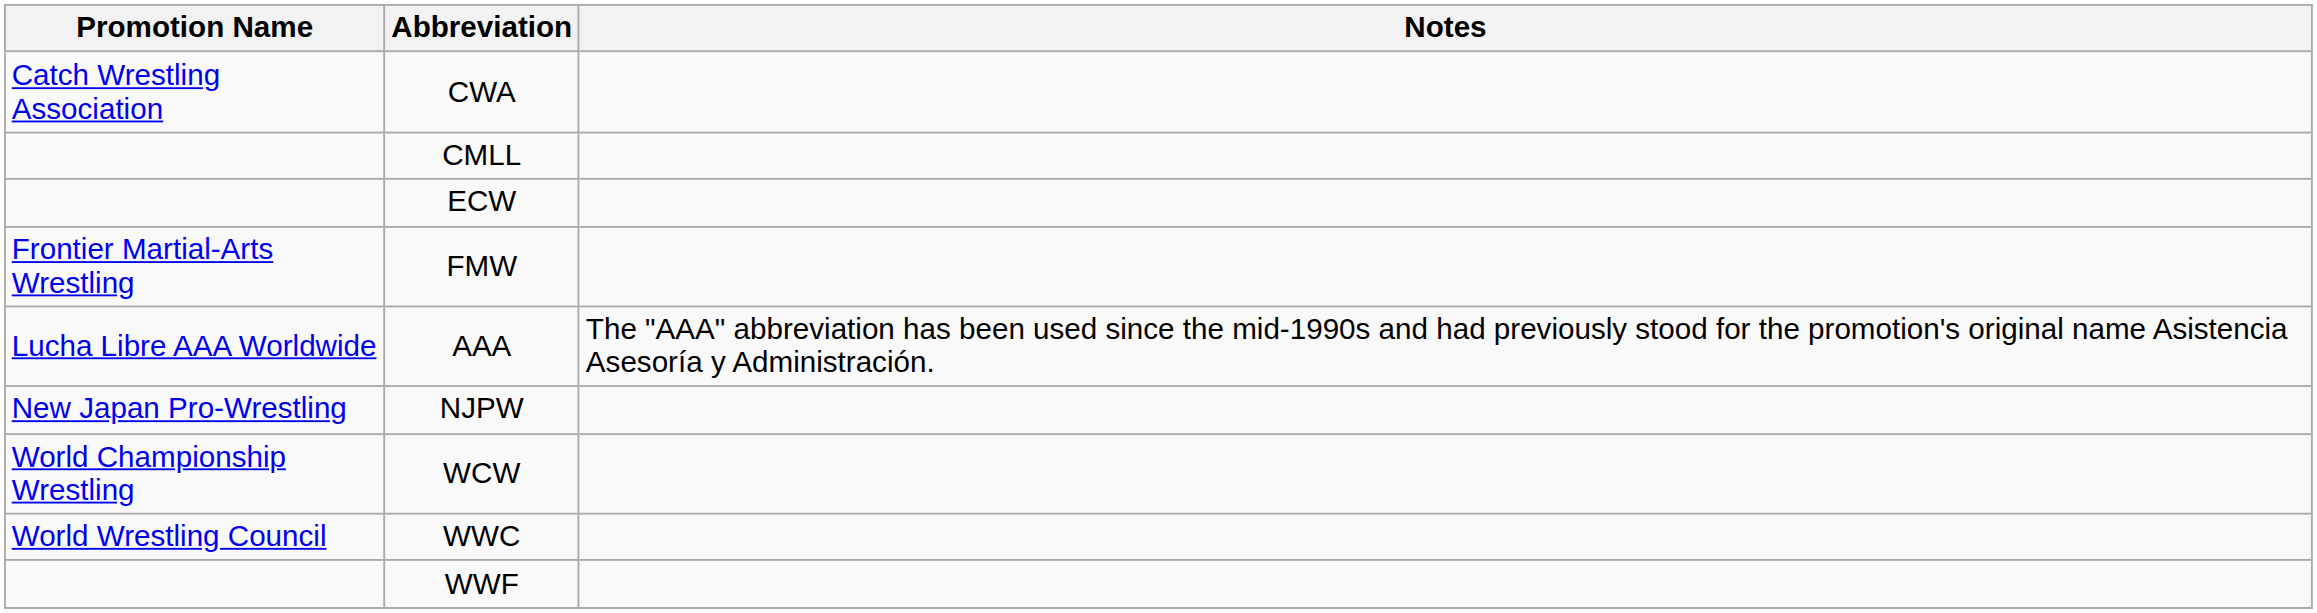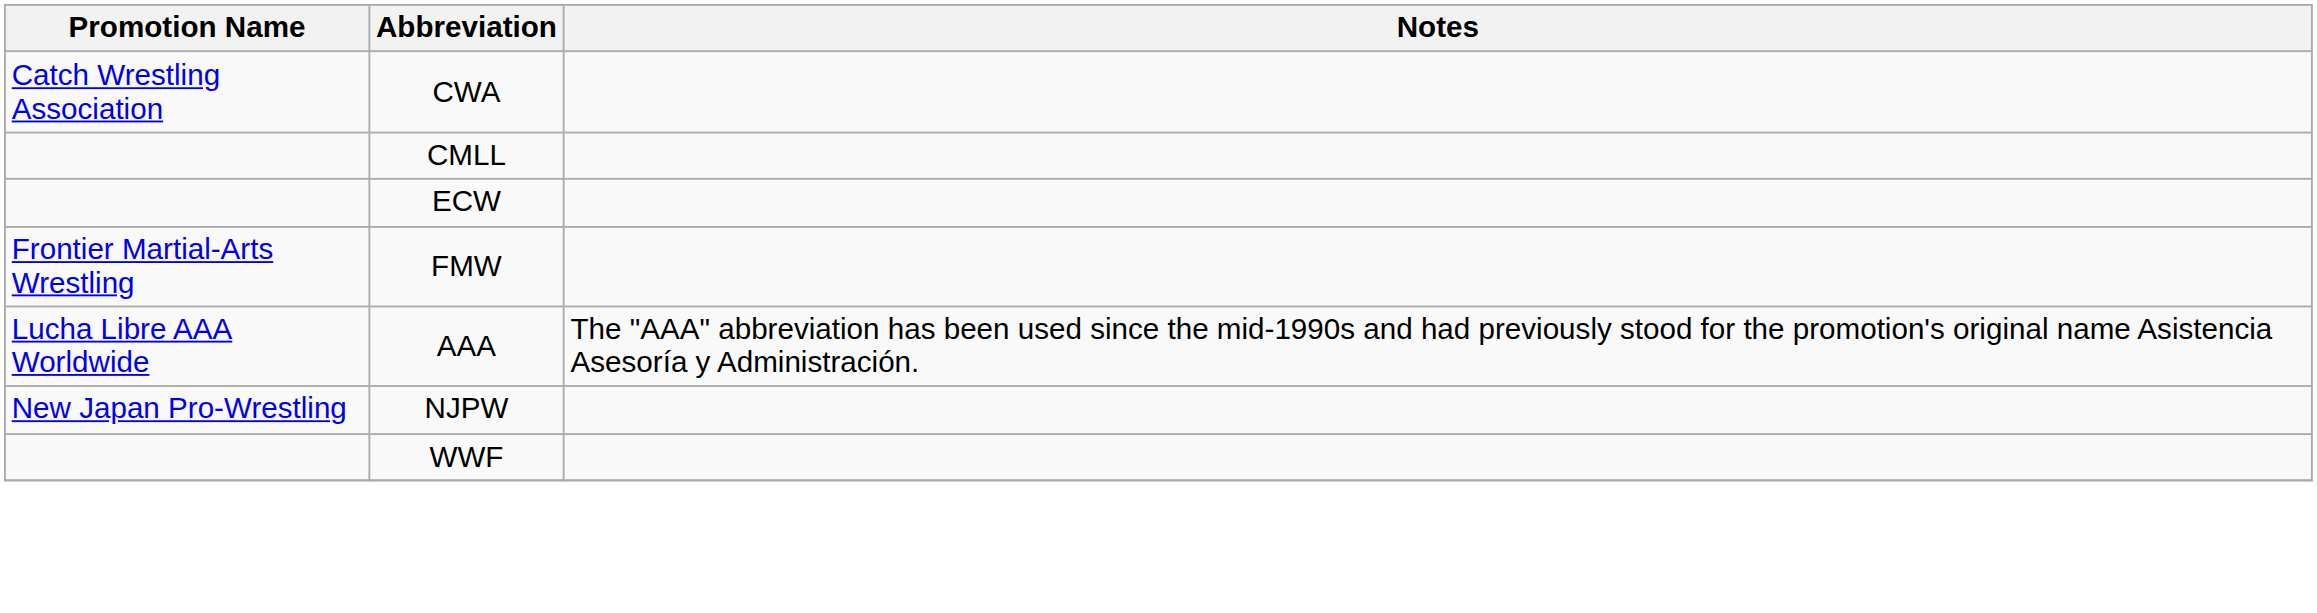- row: (482, 473)
- row: (482, 536)
